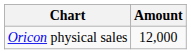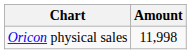(158, 37) 12,000 -> (158, 37) 11,998
